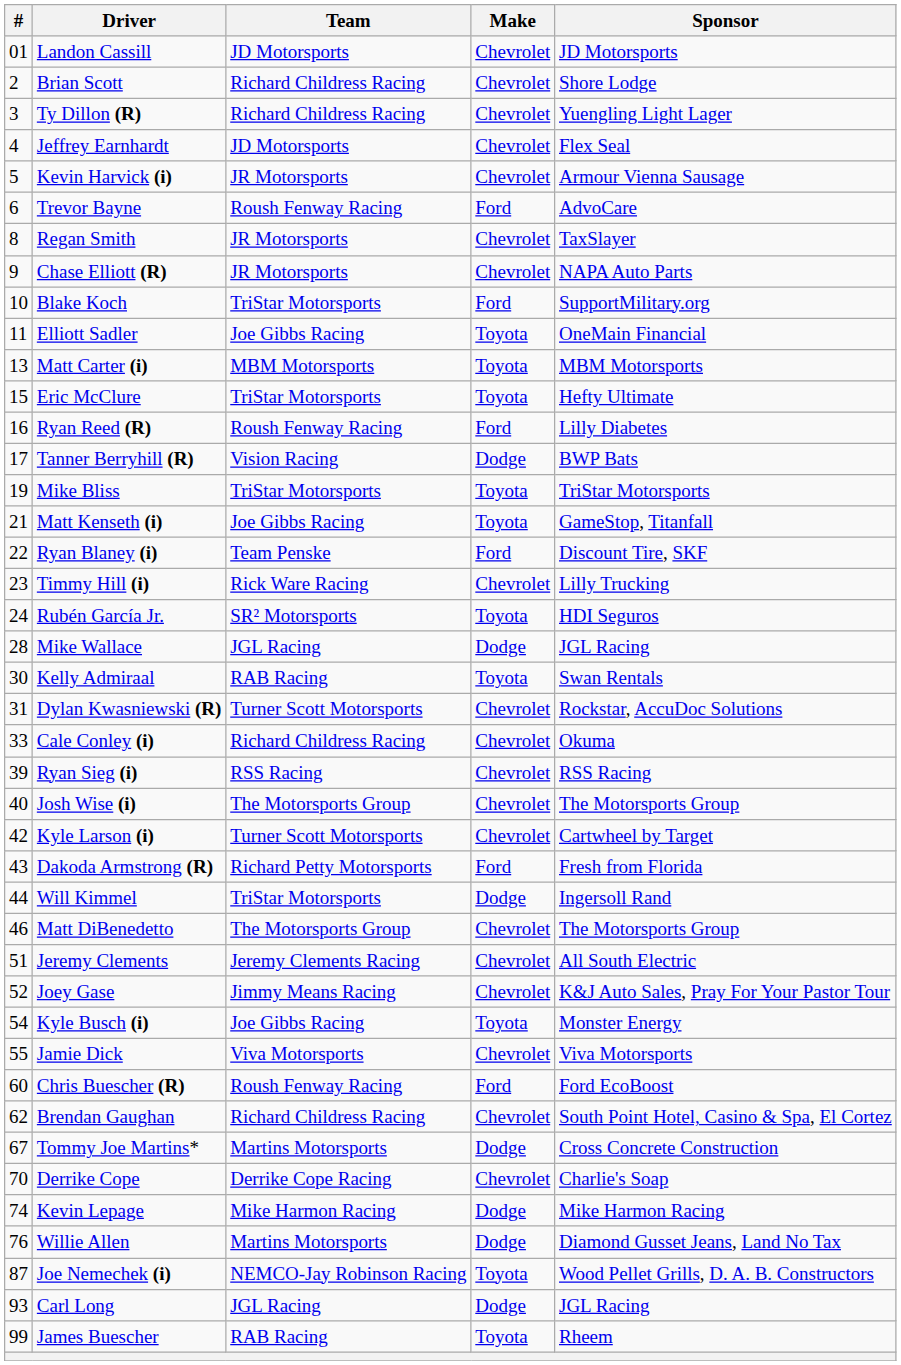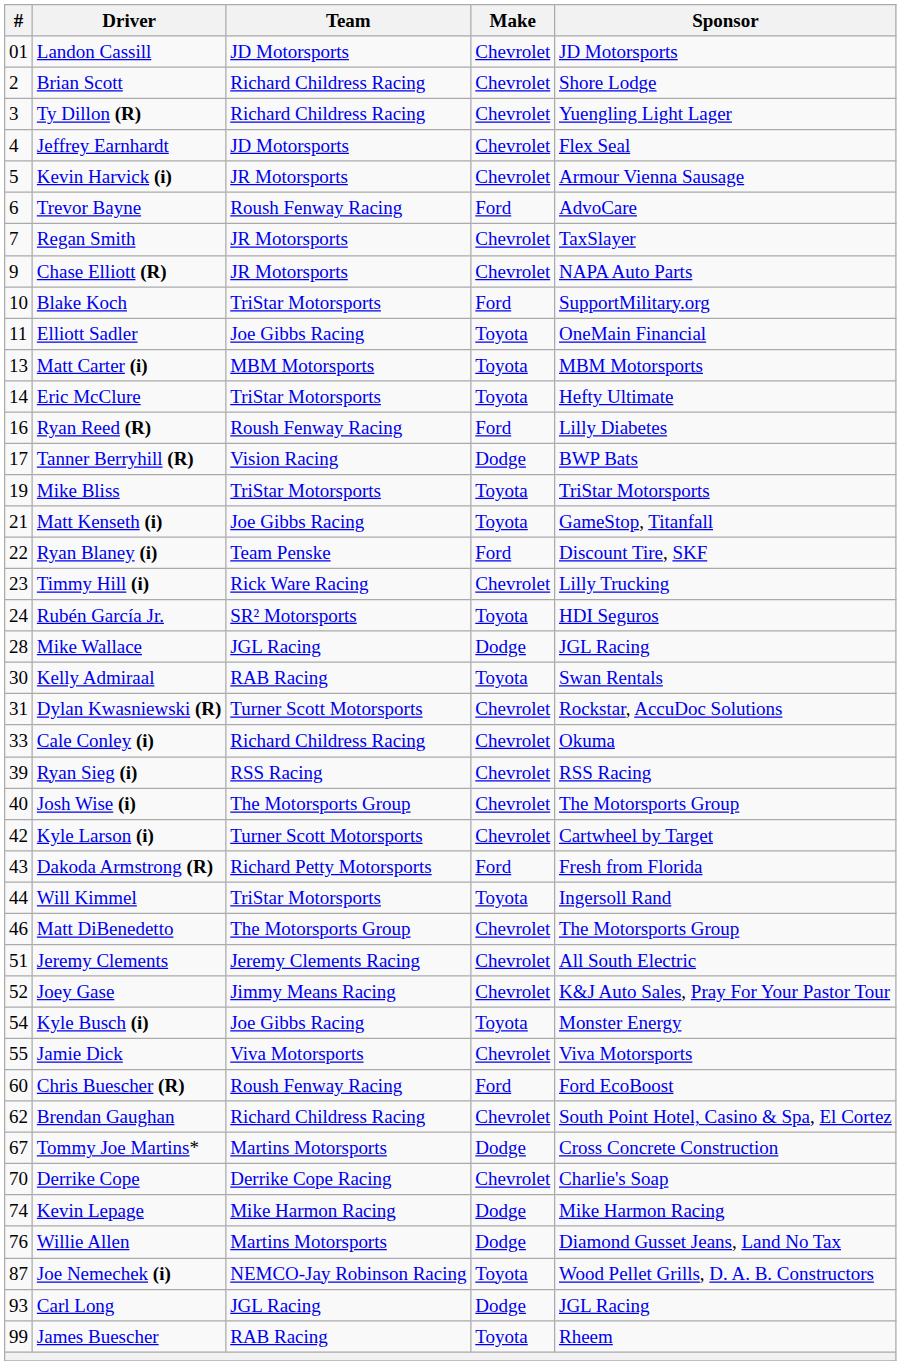(14, 239) 8 -> (14, 239) 7
(19, 396) 15 -> (19, 396) 14
(501, 897) Dodge -> (502, 897) Toyota
